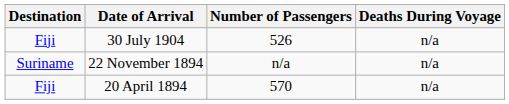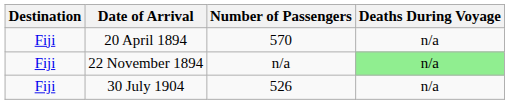rows swapped: (146, 87) <-> (146, 39)
(45, 63) Suriname -> (45, 63) Fiji
(430, 63) no background -> (430, 63) lightgreen background
